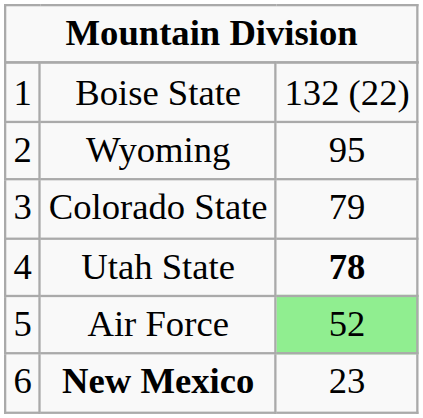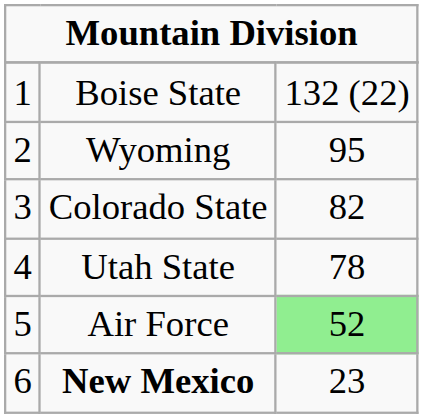(347, 207) 79 -> (347, 207) 82
(347, 265) bold -> (347, 265) normal
